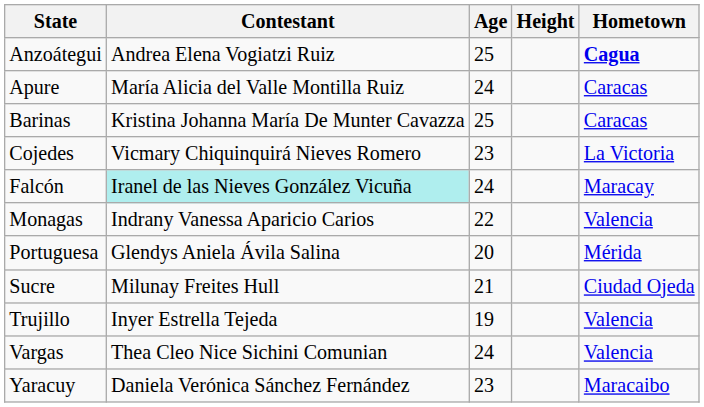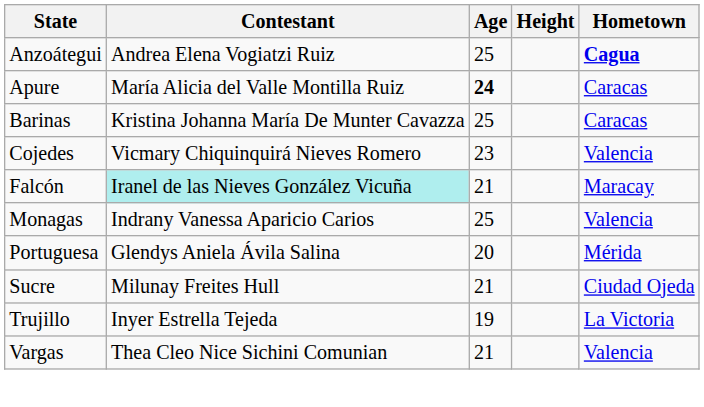(484, 87) normal -> (484, 87) bold
(629, 153) La Victoria -> (618, 153) Valencia
(484, 186) 24 -> (484, 186) 21
(484, 219) 22 -> (484, 219) 25
(618, 318) Valencia -> (629, 318) La Victoria
(484, 352) 24 -> (484, 352) 21
- row: (42, 385)
